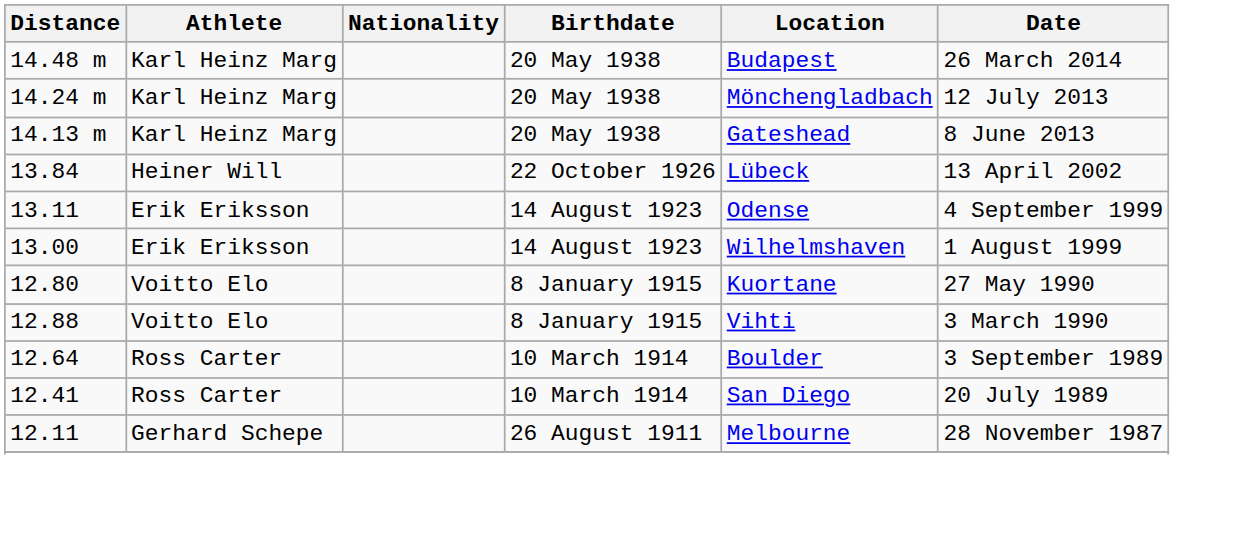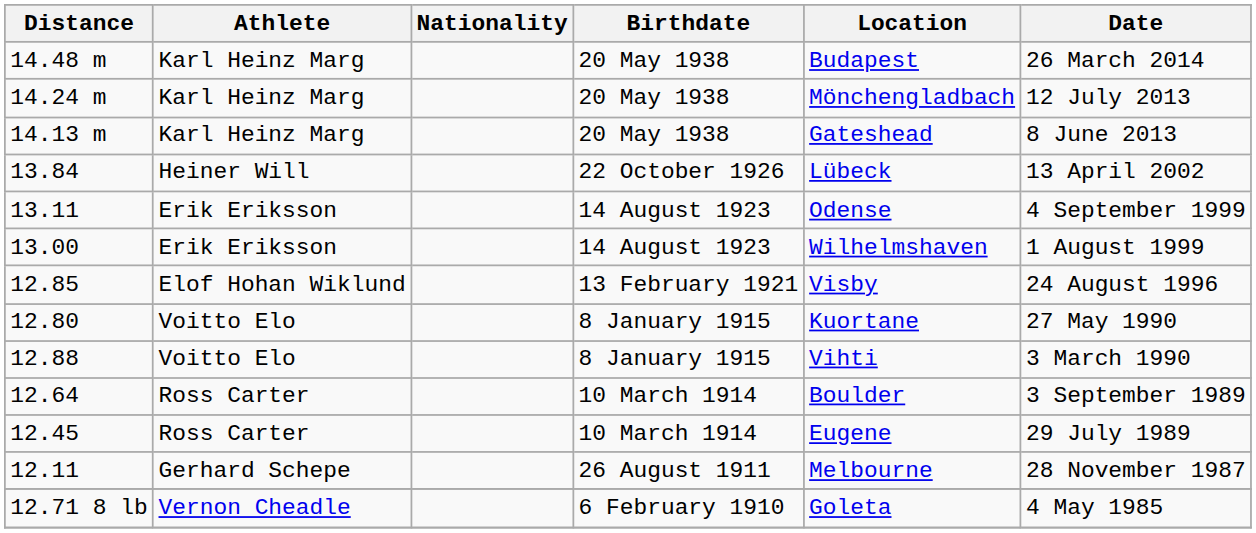+ row: (45, 285)
+ row: (45, 434)
- row: (45, 396)
+ row: (79, 508)
